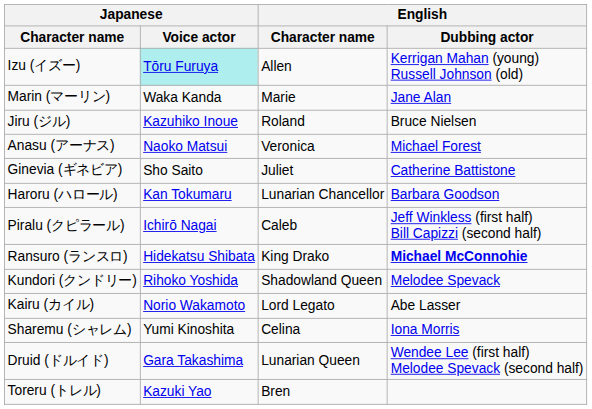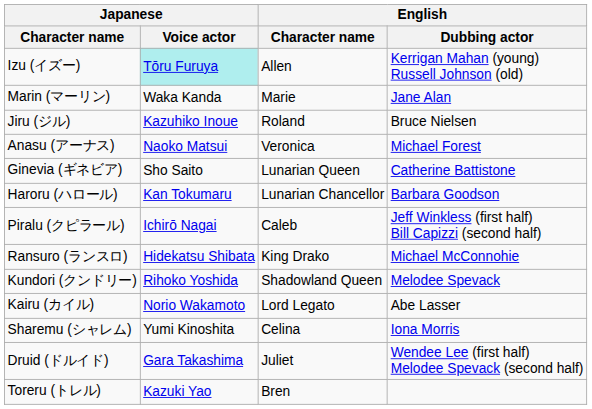(277, 170) Juliet -> (311, 170) Lunarian Queen
(459, 256) bold -> (455, 256) normal
(311, 361) Lunarian Queen -> (277, 361) Juliet
